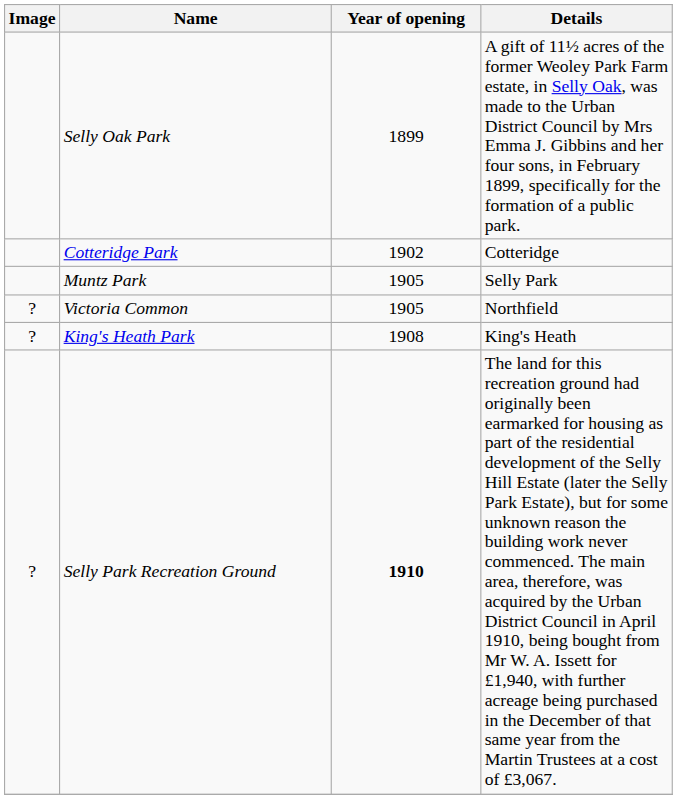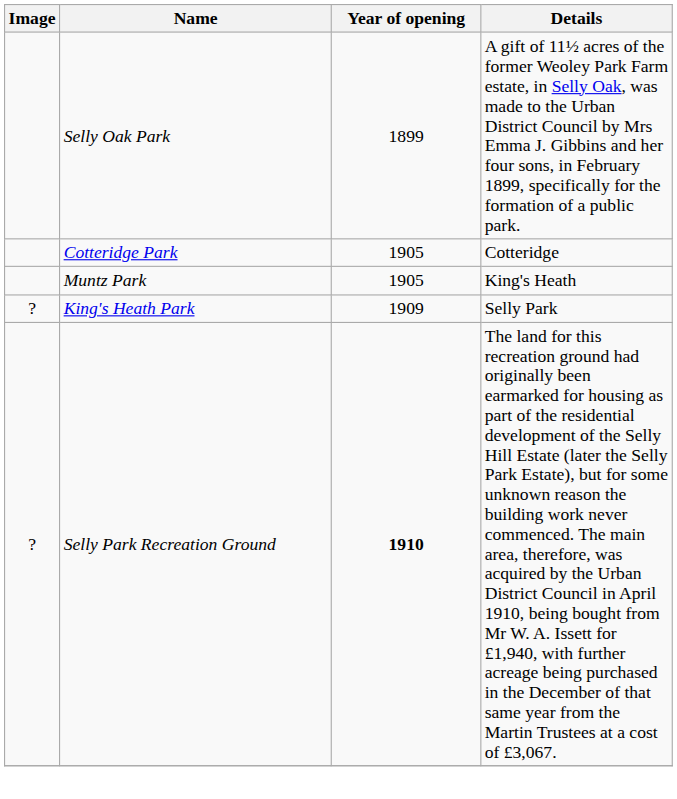(406, 252) 1902 -> (406, 252) 1905
(521, 280) Selly Park -> (530, 280) King's Heath
- row: (126, 308)
(406, 336) 1908 -> (406, 308) 1909
(530, 336) King's Heath -> (521, 308) Selly Park
